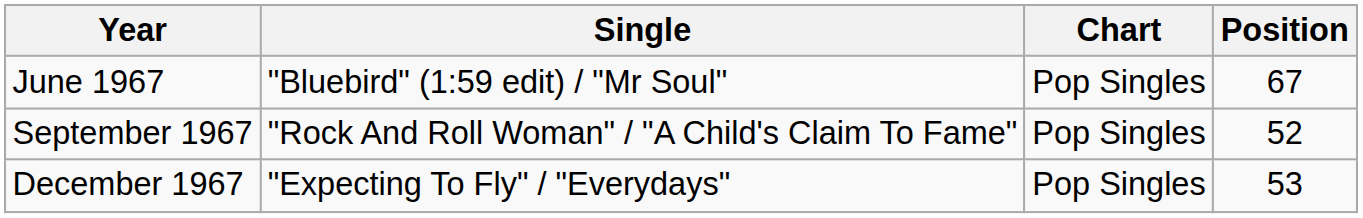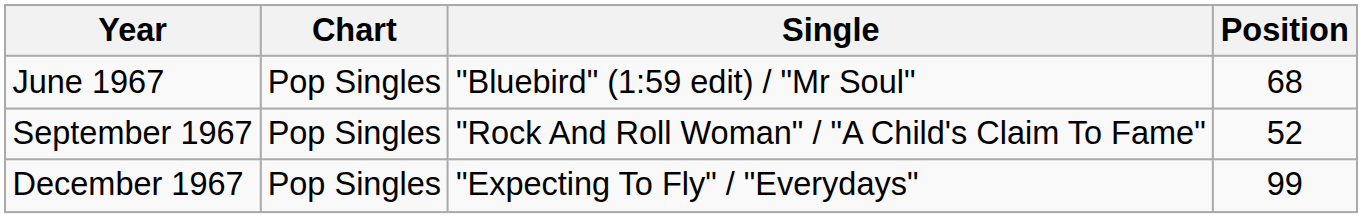columns swapped: (642, 30) <-> (1119, 30)
(1285, 81) 67 -> (1285, 81) 68
(1285, 184) 53 -> (1285, 184) 99
